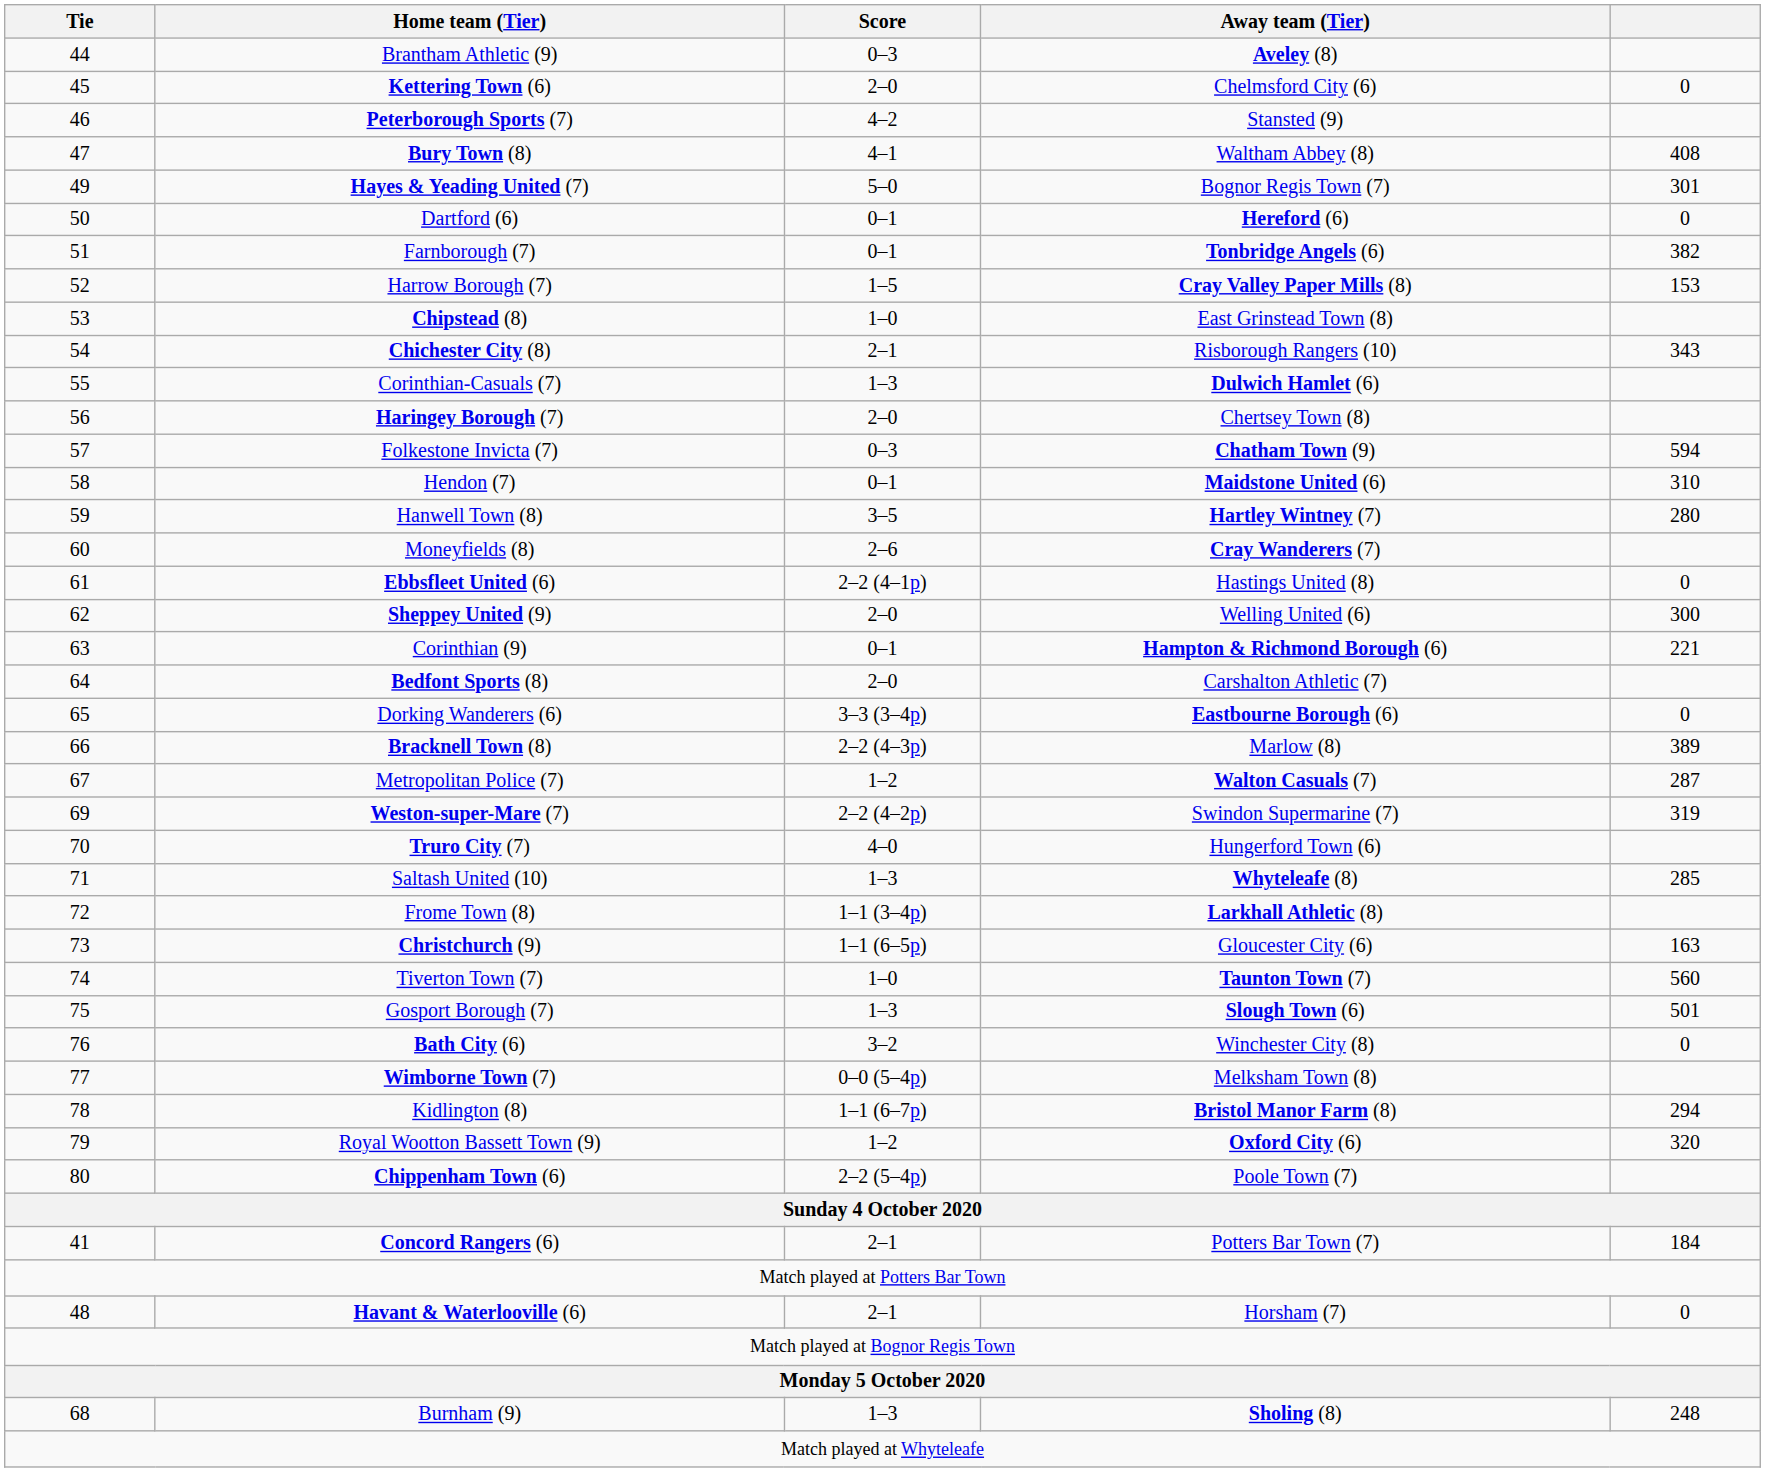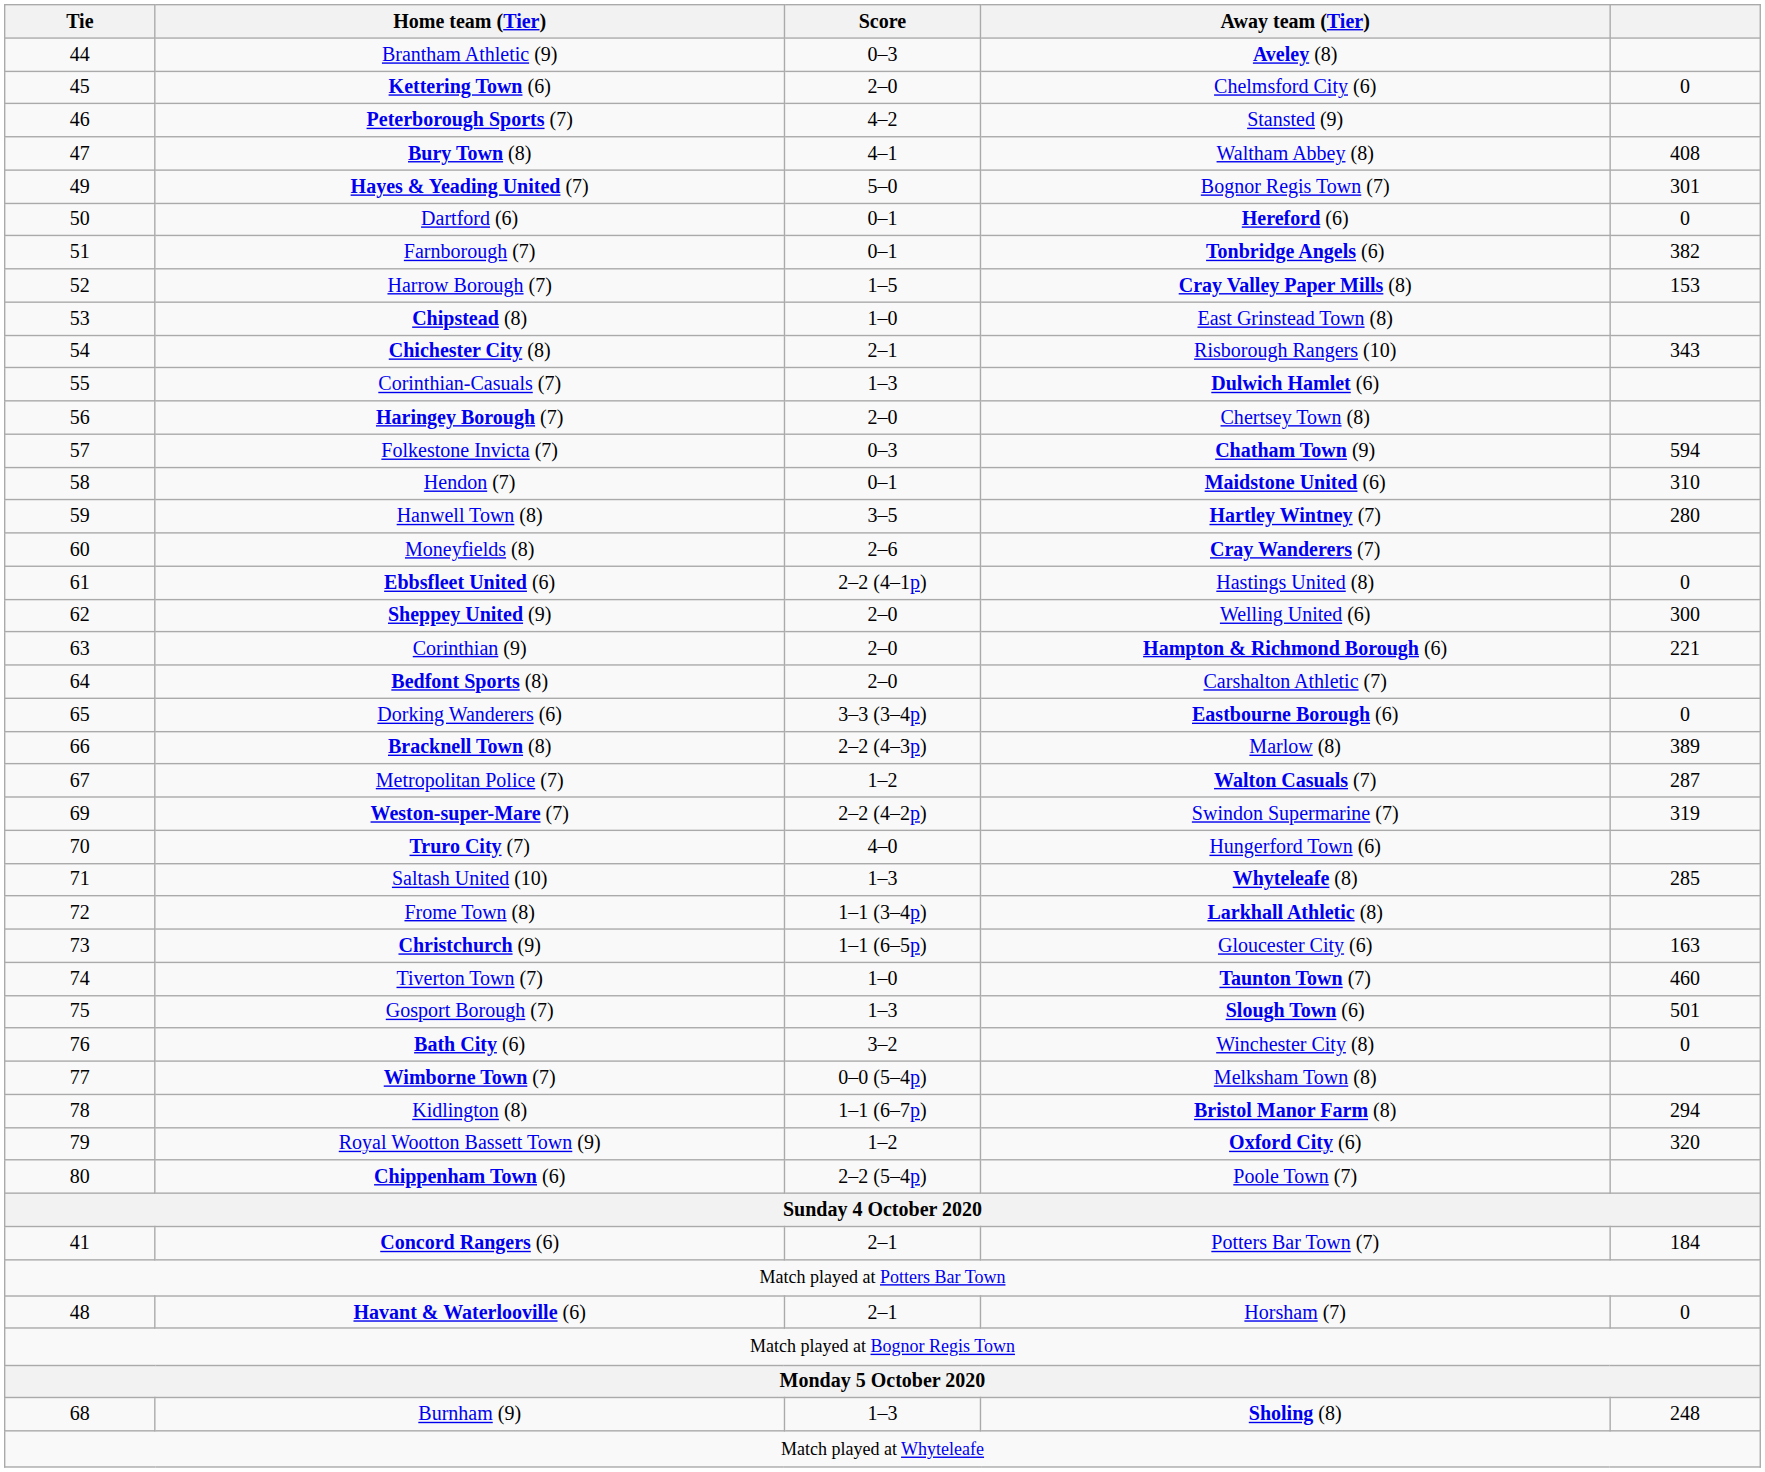(882, 648) 0–1 -> (882, 648) 2–0
(1685, 978) 560 -> (1685, 978) 460
